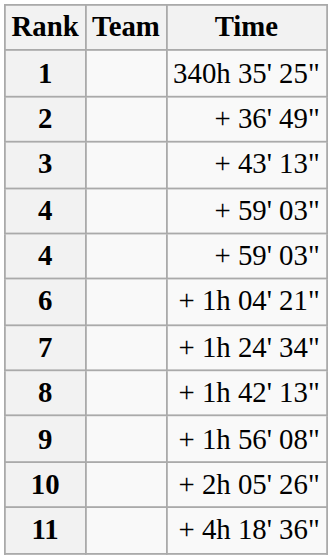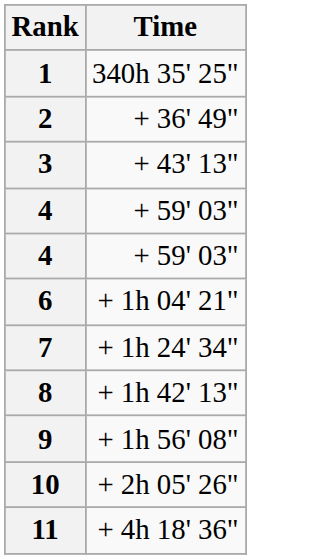- column: (126, 27)
